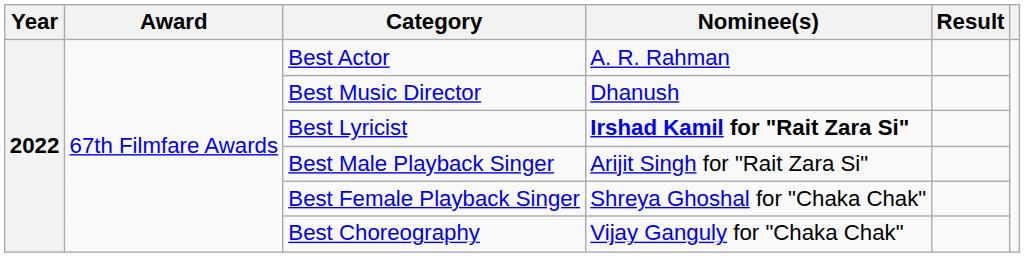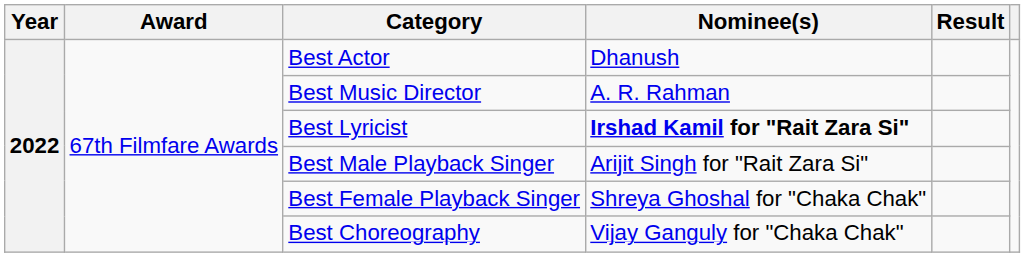(660, 57) A. R. Rahman -> (635, 57) Dhanush
(635, 92) Dhanush -> (660, 92) A. R. Rahman
